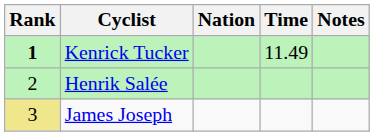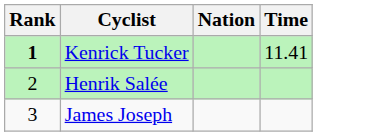- column: (341, 20)
(286, 51) 11.49 -> (286, 51) 11.41
(32, 114) khaki background -> (32, 114) no background
